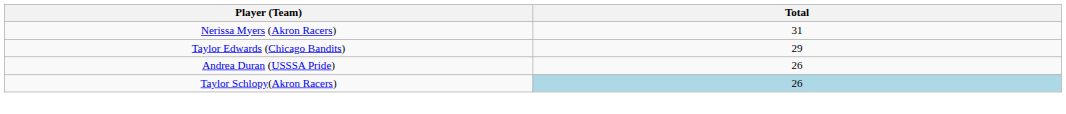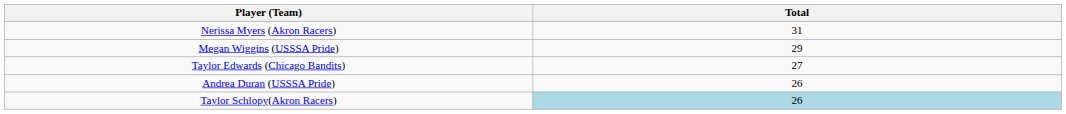+ row: (269, 48)
(797, 48) 29 -> (797, 65) 27
